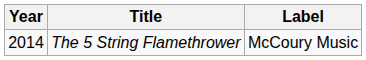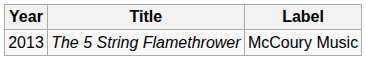(26, 42) 2014 -> (26, 42) 2013
